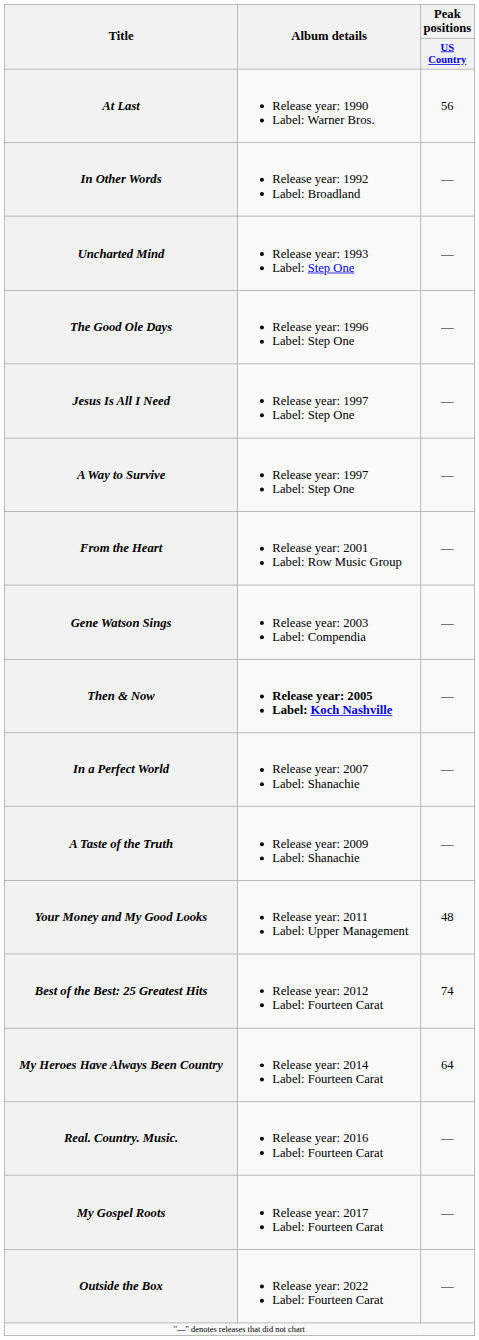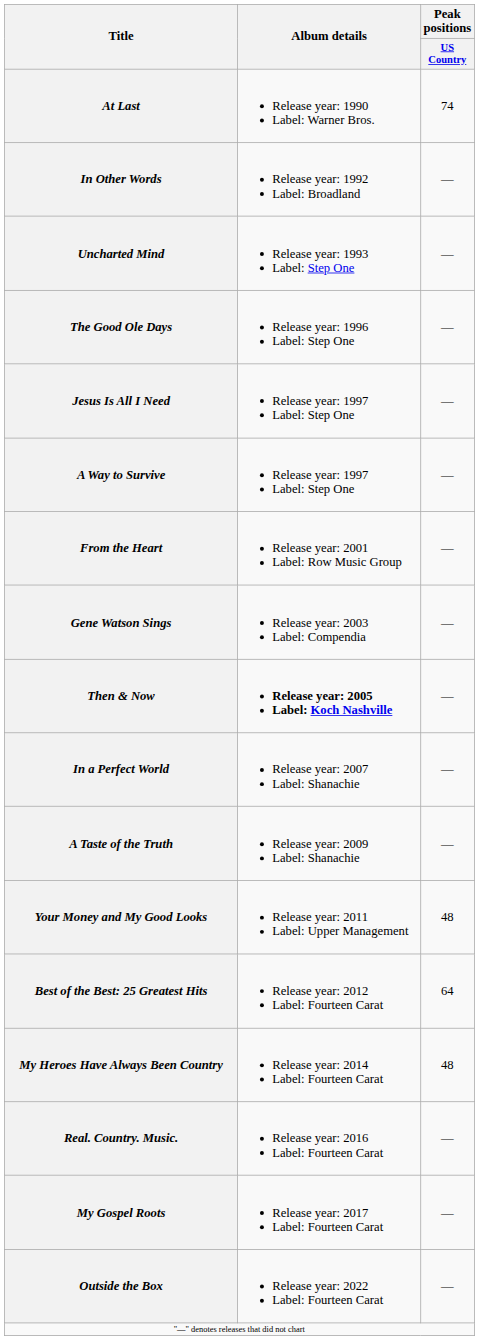(447, 105) 56 -> (447, 105) 74
(447, 991) 74 -> (447, 991) 64
(447, 1064) 64 -> (447, 1064) 48
